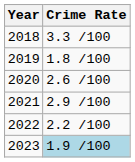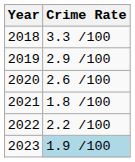(78, 59) 1.8 /100 -> (78, 59) 2.9 /100
(78, 103) 2.9 /100 -> (78, 103) 1.8 /100
